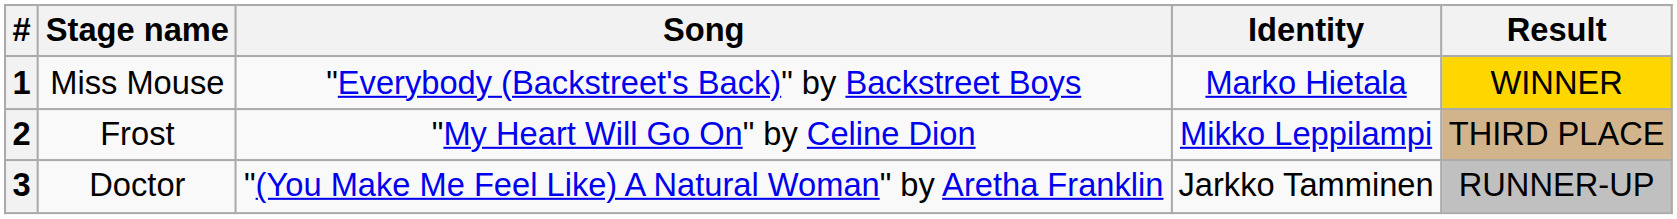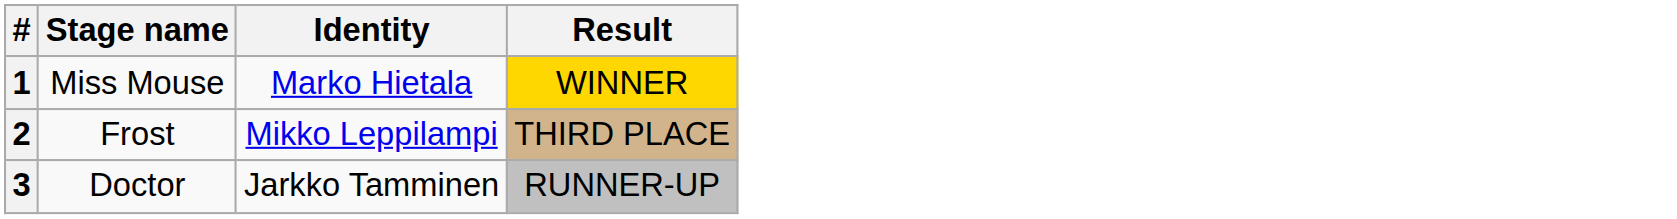- column: (704, 30)
